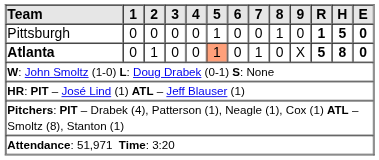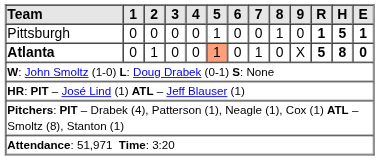(363, 33) 0 -> (363, 33) 1
